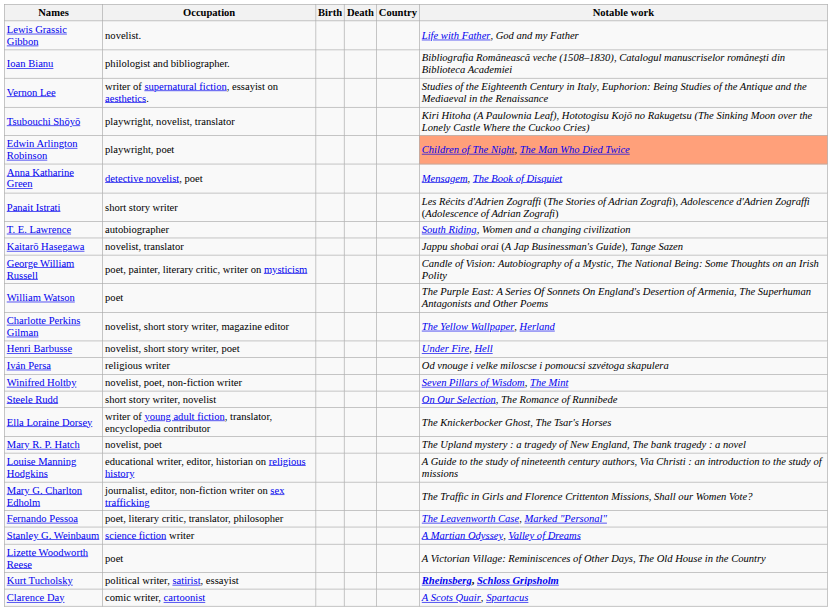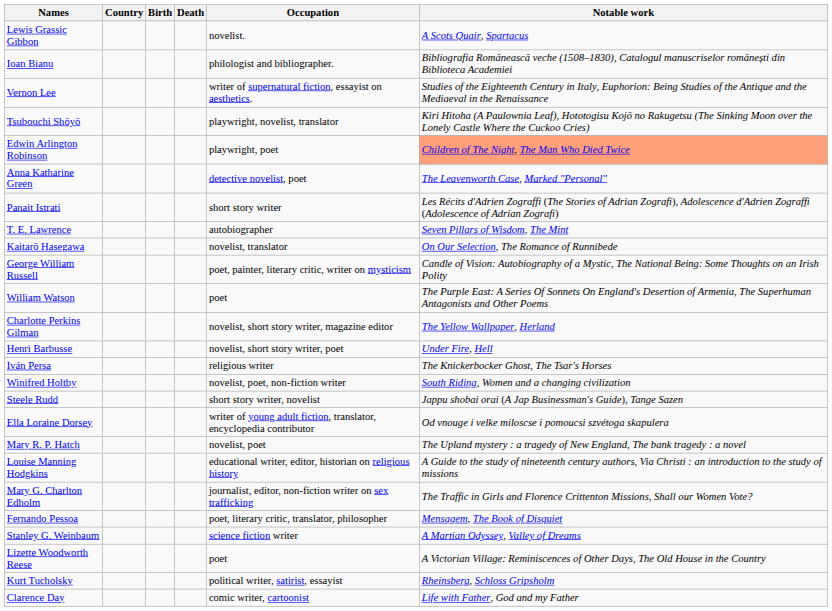columns swapped: (398, 12) <-> (209, 12)
(500, 35) Life with Father, God and my Father -> (475, 35) A Scots Quair, Spartacus
(492, 178) Mensagem, The Book of Disquiet -> (514, 178) The Leavenworth Case, Marked "Personal"
(526, 230) South Riding, Women and a changing civilization -> (495, 230) Seven Pillars of Wisdom, The Mint
(552, 246) Jappu shobai orai (A Jap Businessman's Guide), Tange Sazen -> (520, 246) On Our Selection, The Romance of Runnibede
(545, 366) Od vnouge i velke miloscse i pomoucsi szvétoga skapulera -> (517, 366) The Knickerbocker Ghost, The Tsar's Horses
(495, 382) Seven Pillars of Wisdom, The Mint -> (526, 382) South Riding, Women and a changing civilization
(520, 399) On Our Selection, The Romance of Runnibede -> (552, 399) Jappu shobai orai (A Jap Businessman's Guide), Tange Sazen
(517, 422) The Knickerbocker Ghost, The Tsar's Horses -> (545, 422) Od vnouge i velke miloscse i pomoucsi szvétoga skapulera
(514, 519) The Leavenworth Case, Marked "Personal" -> (492, 519) Mensagem, The Book of Disquiet
(490, 581) bold -> (488, 581) normal
(475, 597) A Scots Quair, Spartacus -> (500, 597) Life with Father, God and my Father
